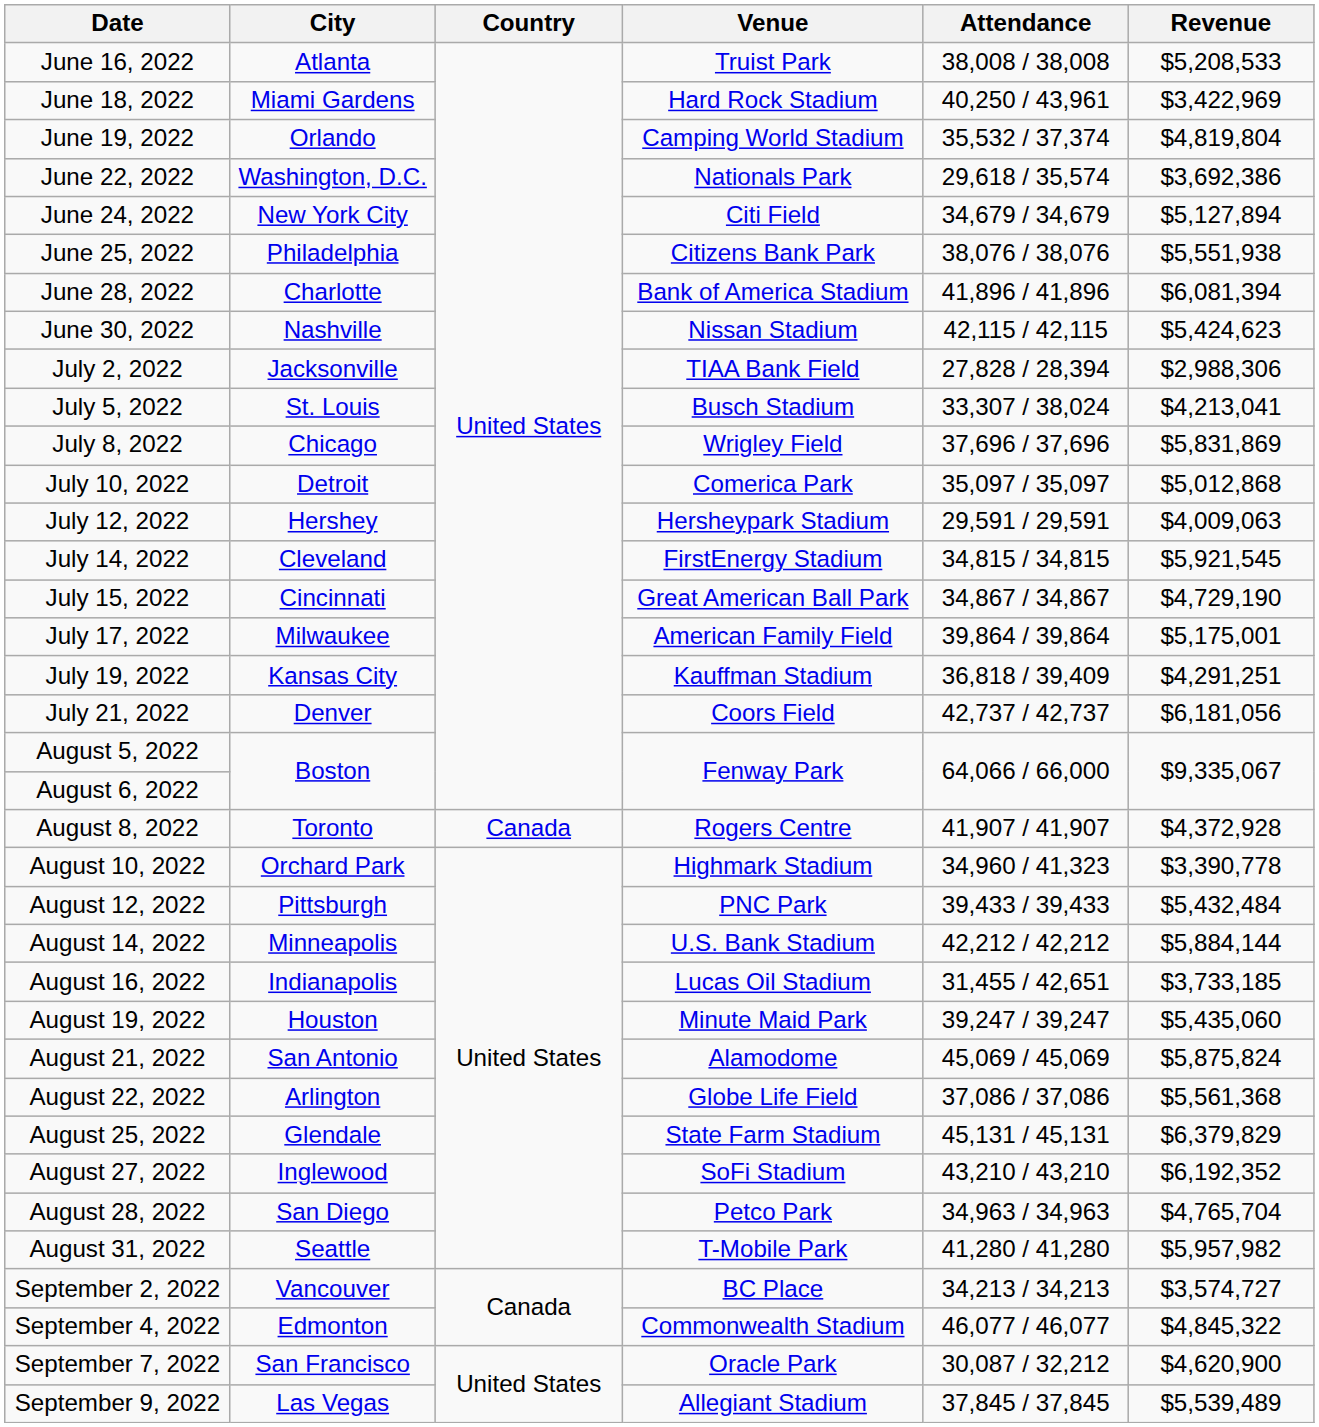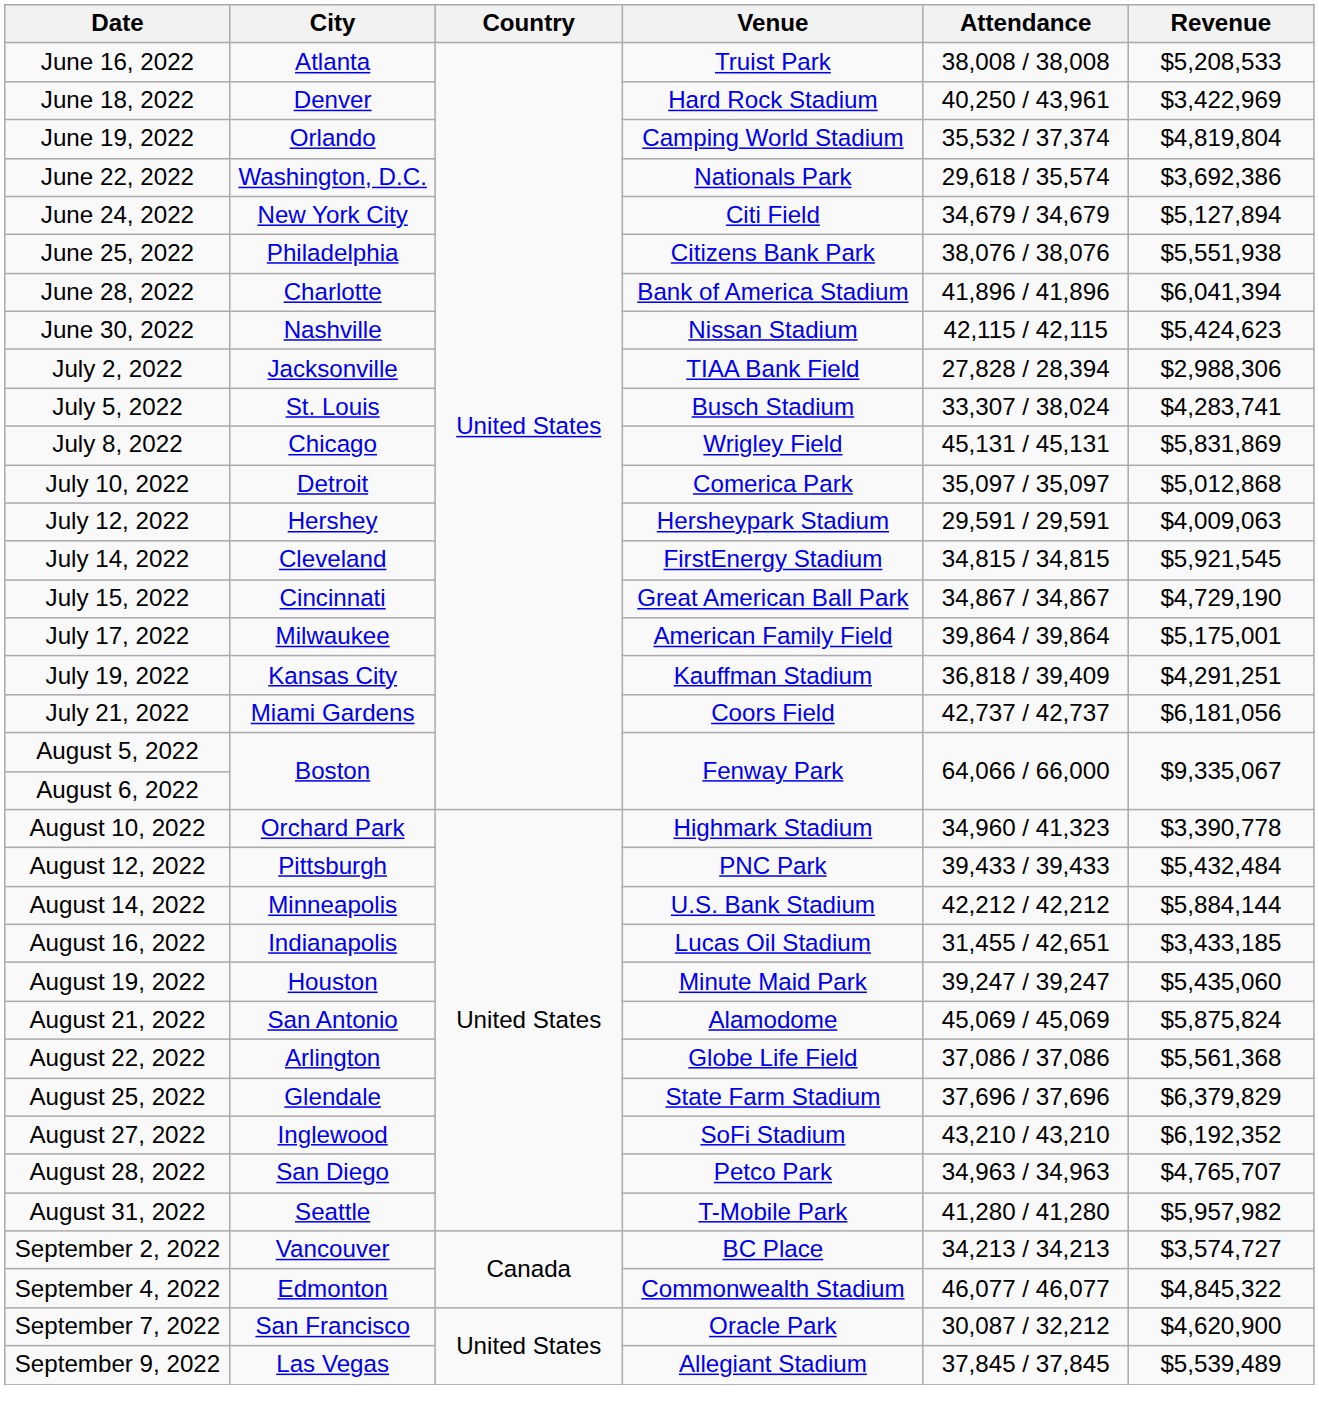(333, 100) Miami Gardens -> (333, 100) Denver
(1221, 291) $6,081,394 -> (1221, 291) $6,041,394
(1221, 406) $4,213,041 -> (1221, 406) $4,283,741
(1026, 445) 37,696 / 37,696 -> (1026, 445) 45,131 / 45,131
(333, 713) Denver -> (333, 713) Miami Gardens
- row: (117, 828)
(1221, 981) $3,733,185 -> (1221, 943) $3,433,185
(1026, 1134) 45,131 / 45,131 -> (1026, 1096) 37,696 / 37,696
(1221, 1211) $4,765,704 -> (1221, 1173) $4,765,707
